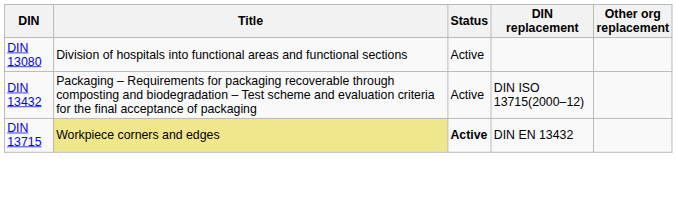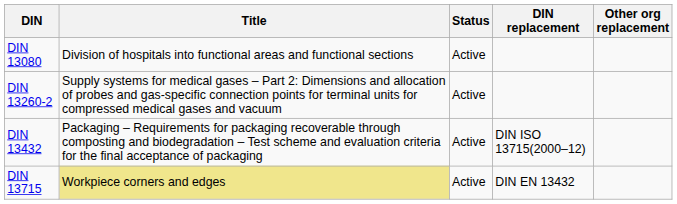+ row: (30, 94)
(469, 135) bold -> (469, 182) normal
